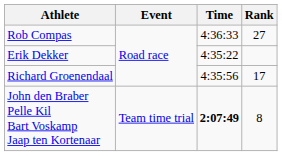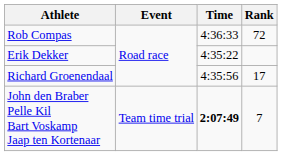(259, 35) 27 -> (259, 35) 72
(259, 118) 8 -> (259, 118) 7
